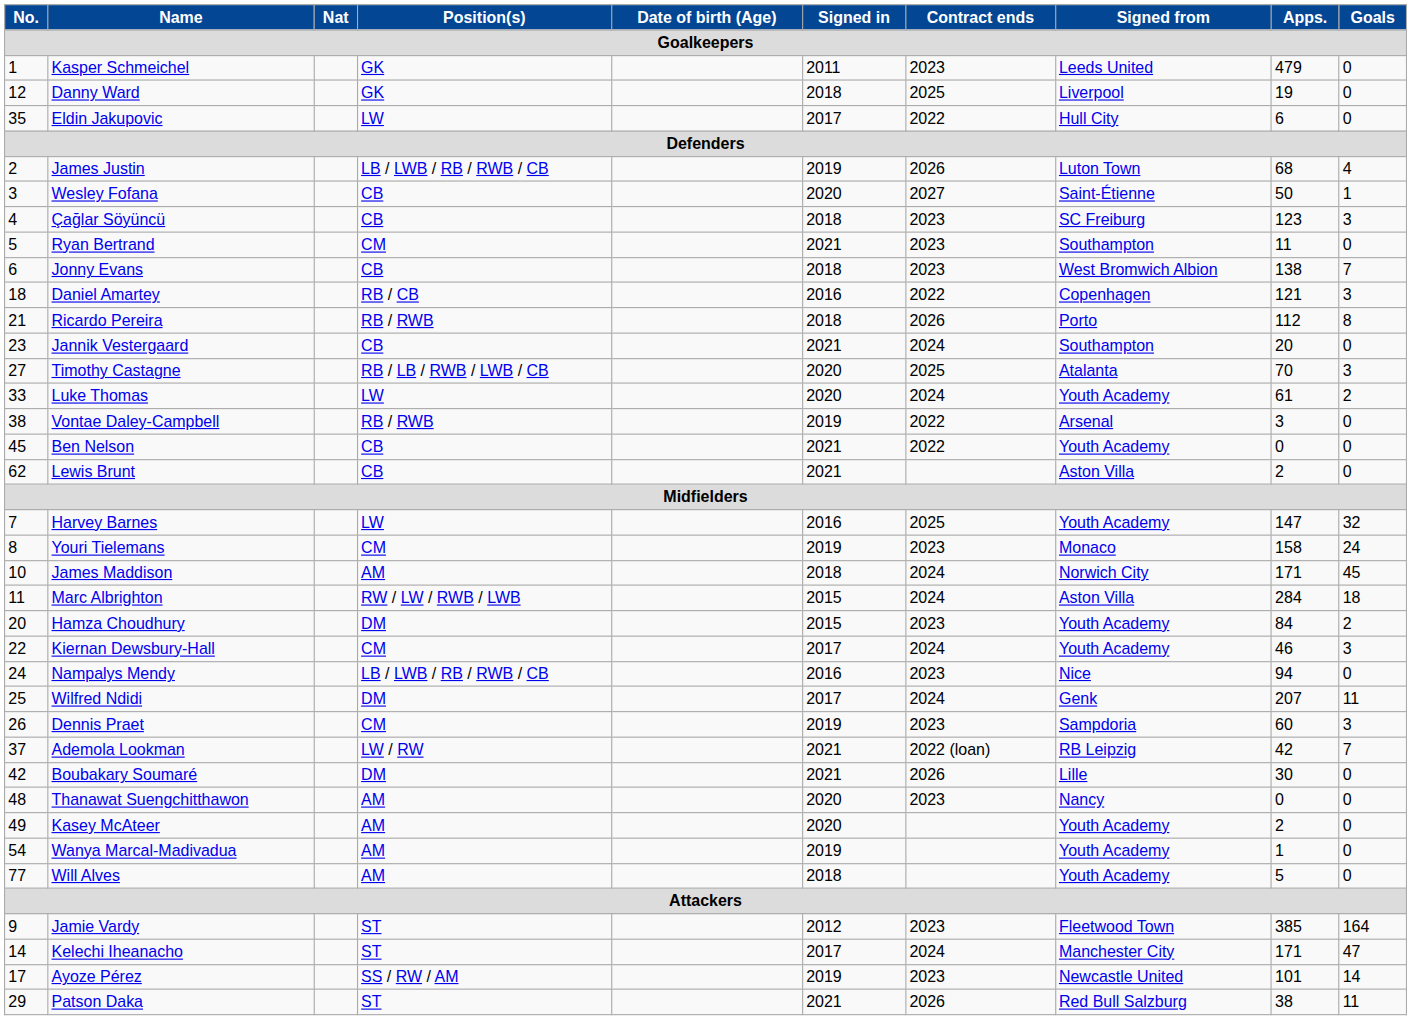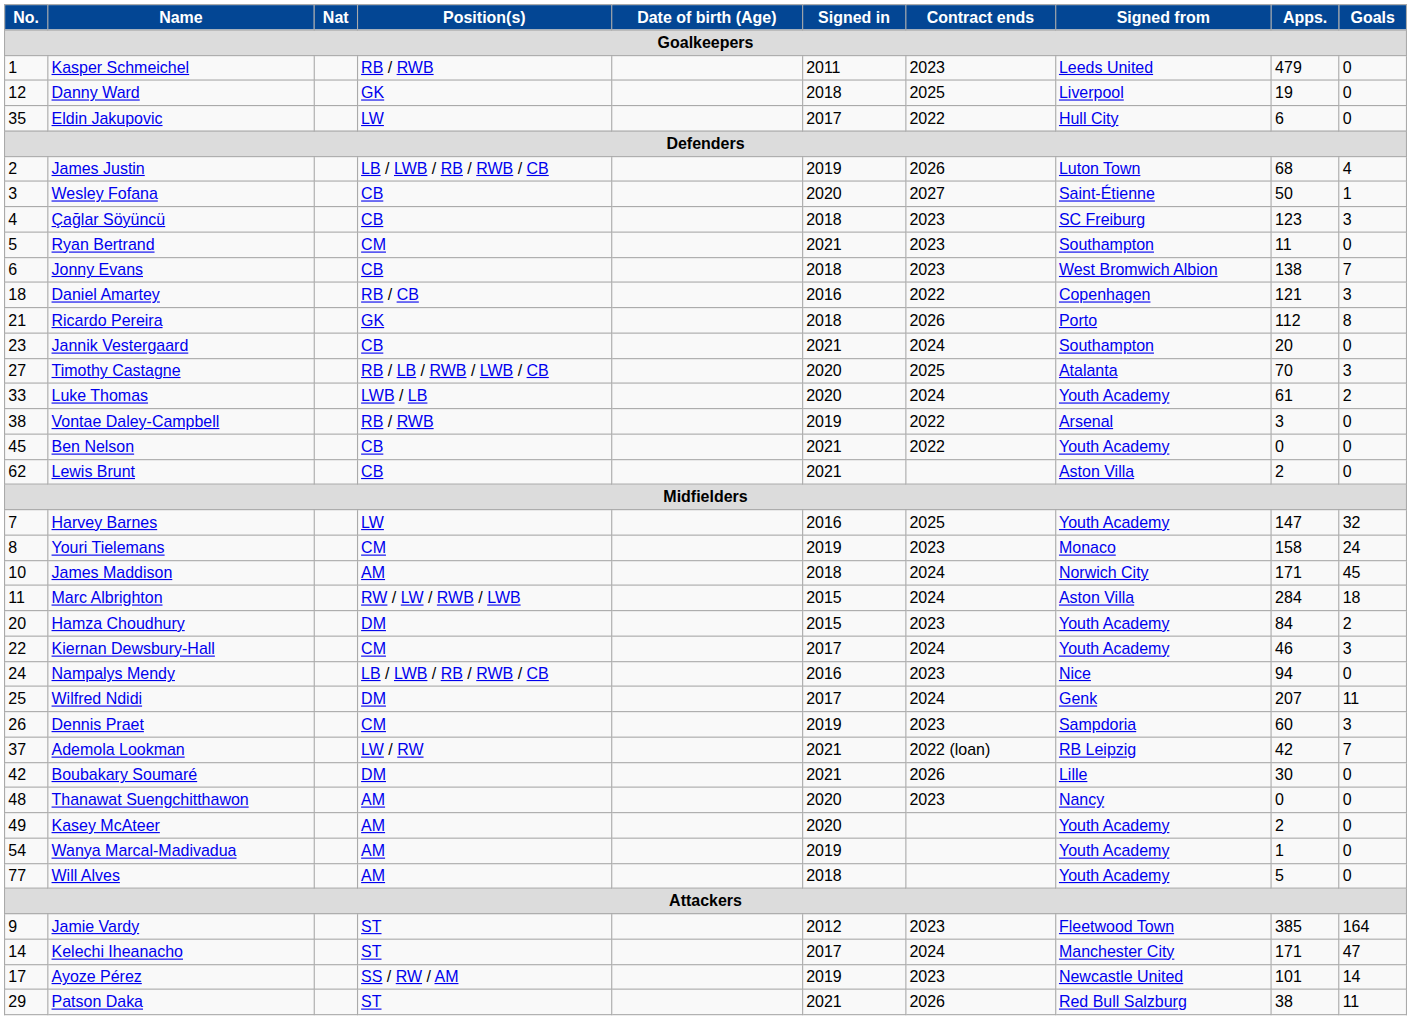(373, 68) GK -> (397, 68) RB / RWB
(397, 321) RB / RWB -> (373, 321) GK
(373, 396) LW -> (394, 396) LWB / LB
